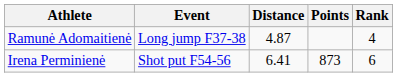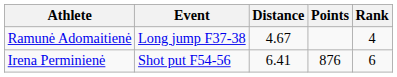(278, 38) 4.87 -> (278, 38) 4.67
(330, 60) 873 -> (330, 60) 876
